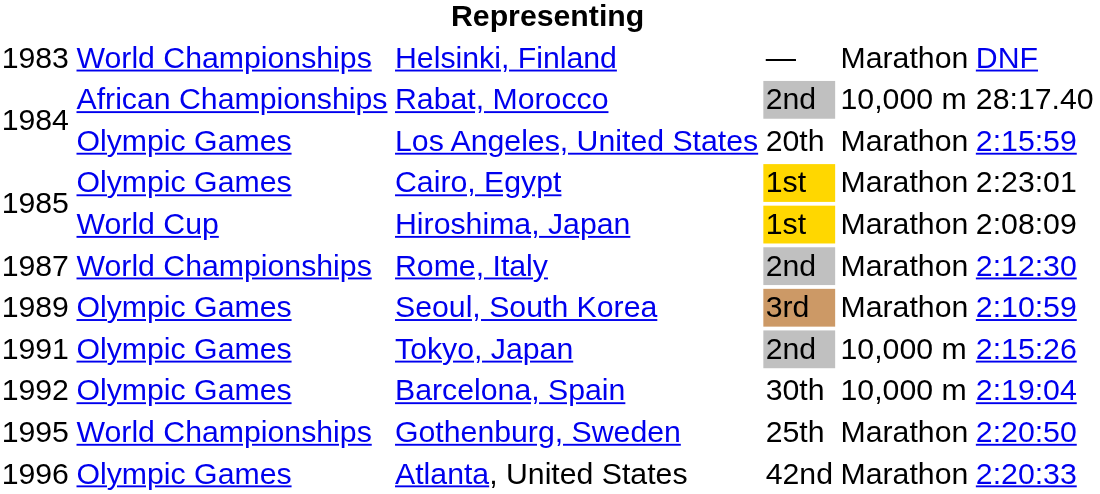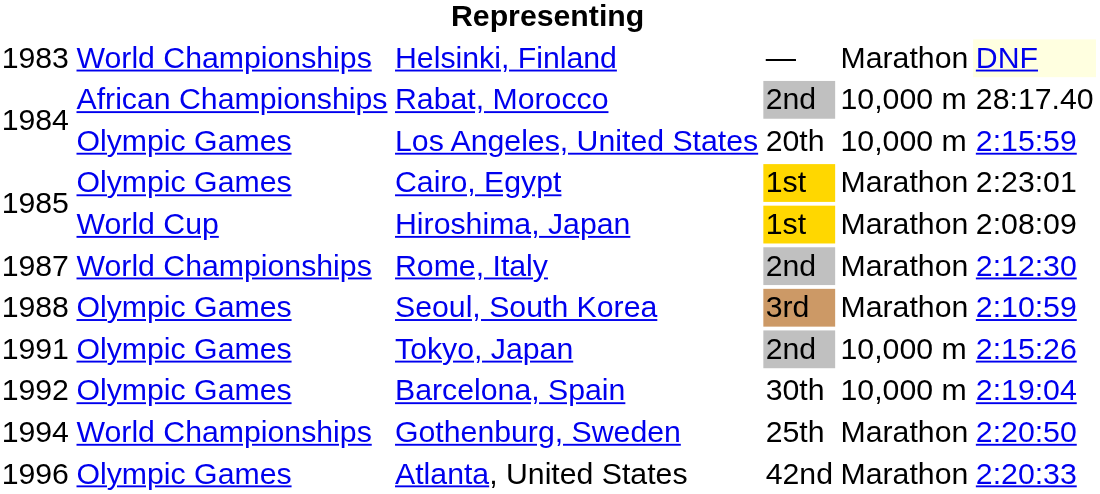(1007, 57) no background -> (1007, 57) lightyellow background
(904, 140) Marathon -> (904, 140) 10,000 m
(35, 307) 1989 -> (35, 307) 1988
(35, 432) 1995 -> (35, 432) 1994
